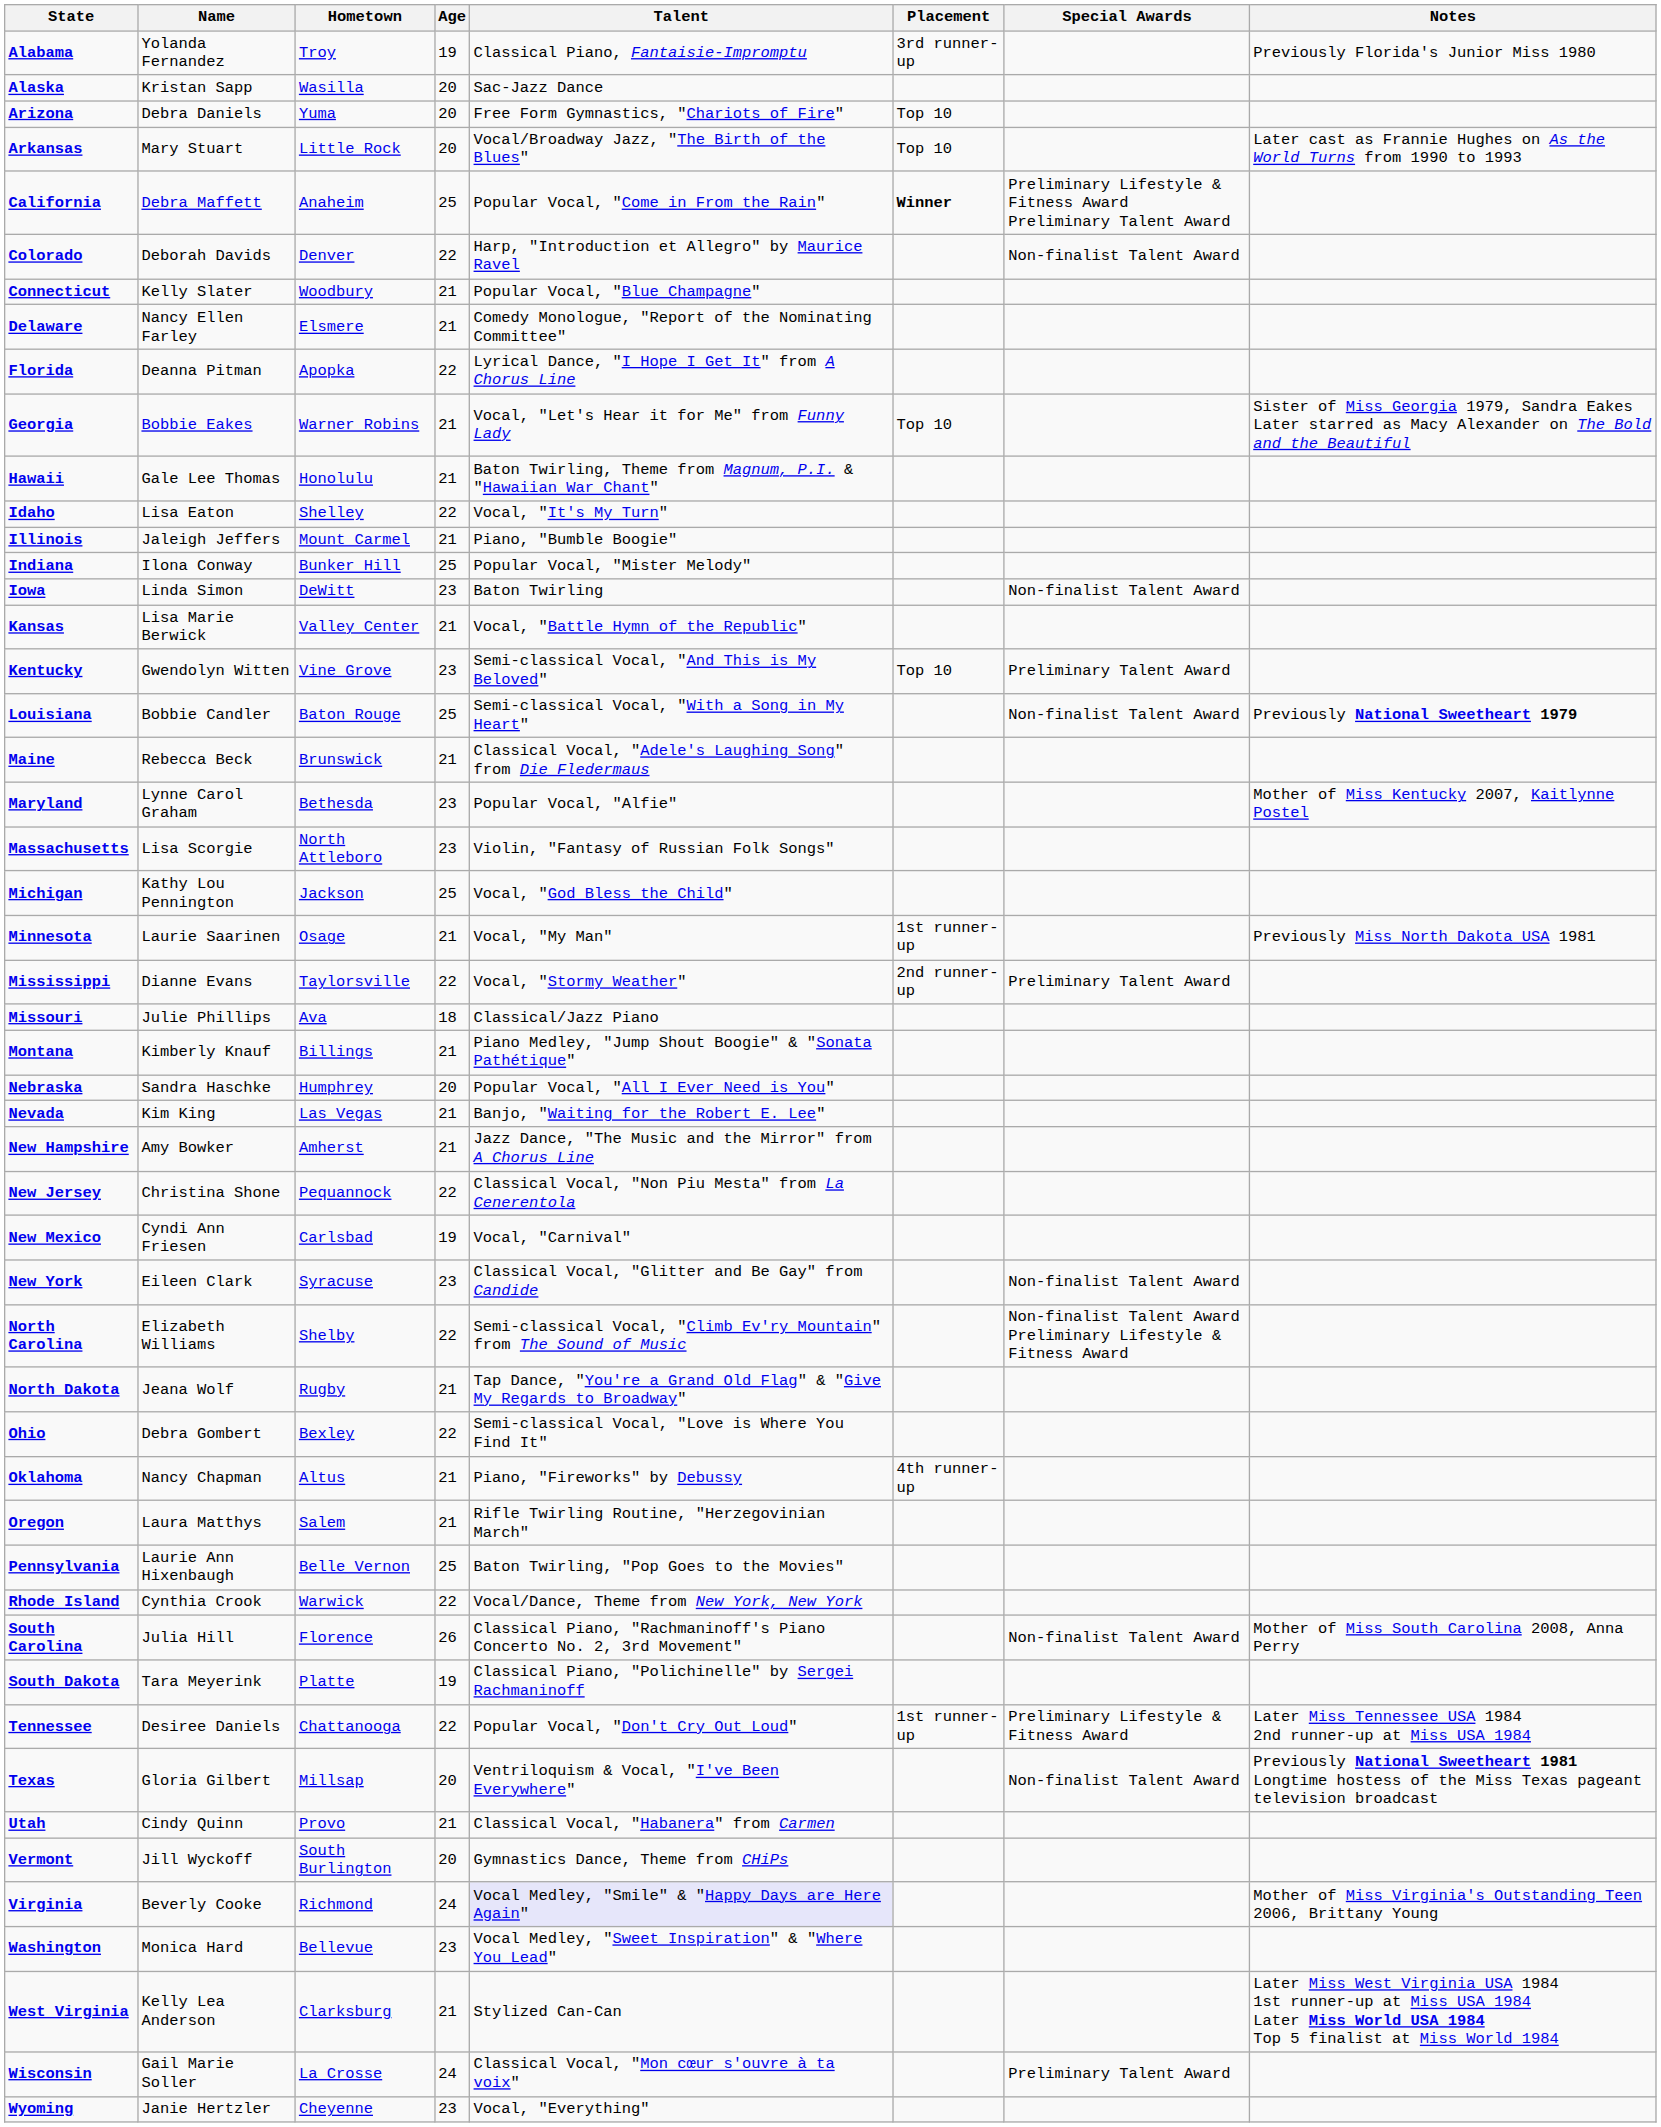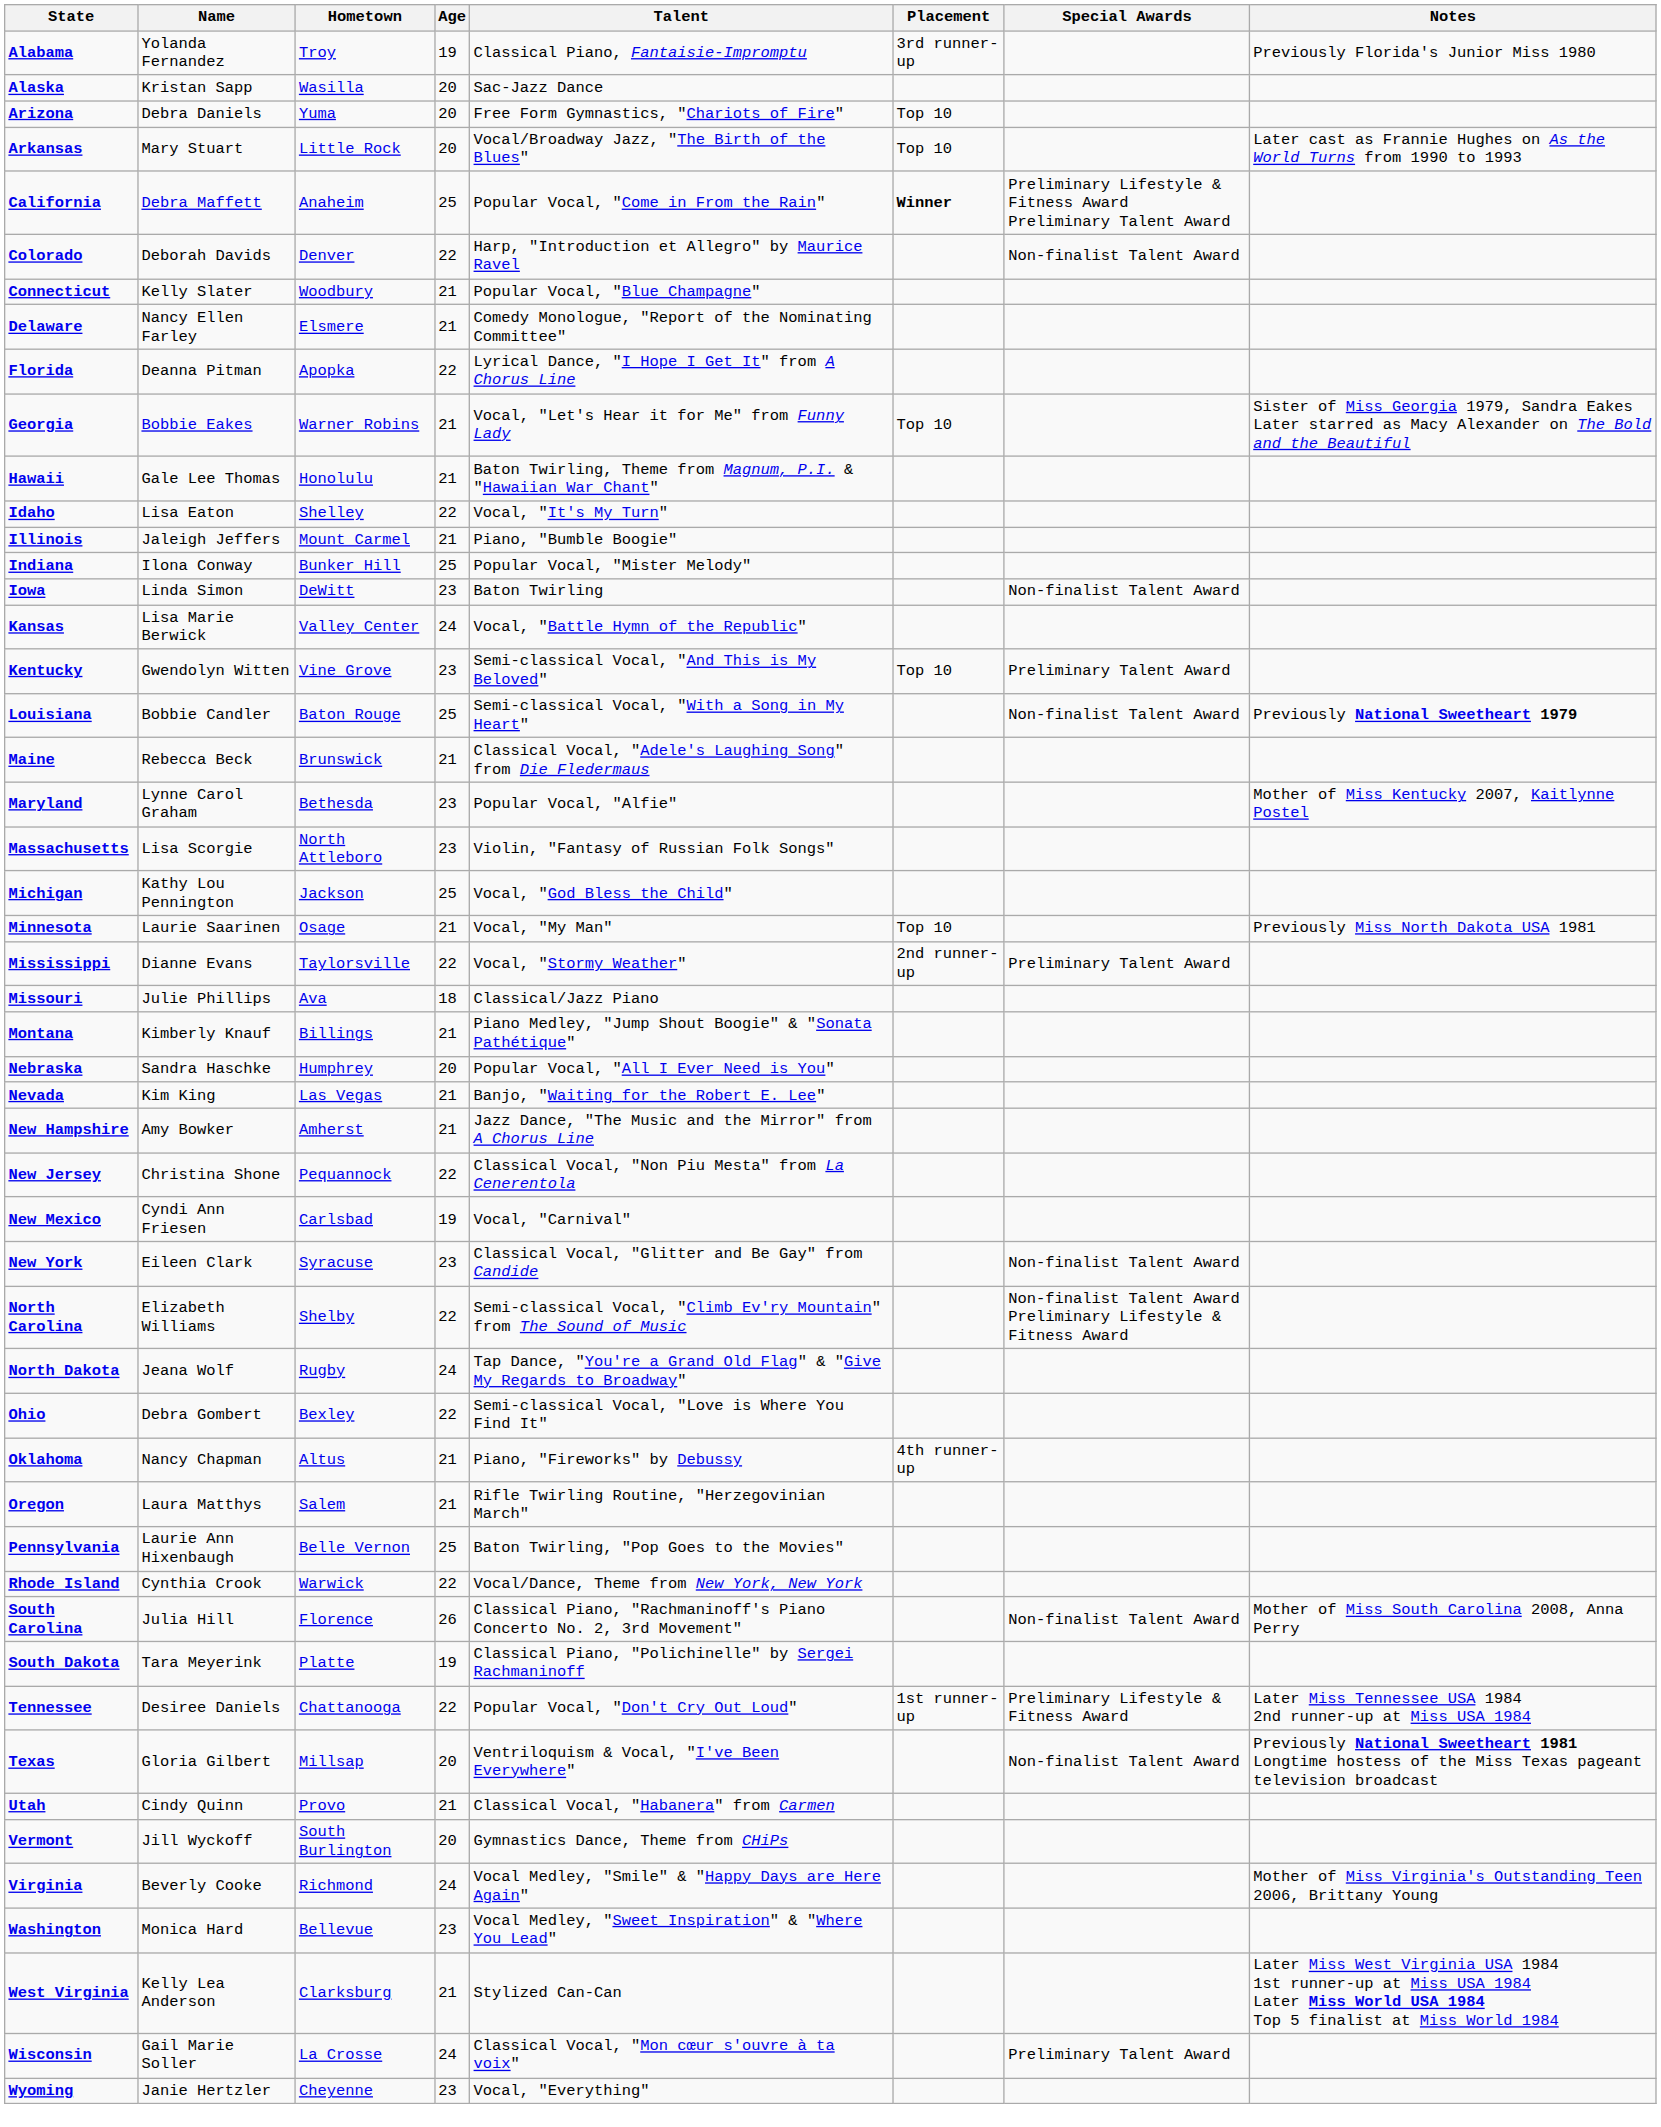(448, 627) 21 -> (448, 627) 24
(947, 937) 1st runner-up -> (924, 928) Top 10
(448, 1389) 21 -> (448, 1371) 24
(677, 1904) lavender background -> (677, 1885) no background
